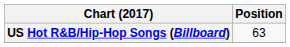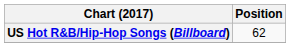(259, 33) 63 -> (259, 33) 62
